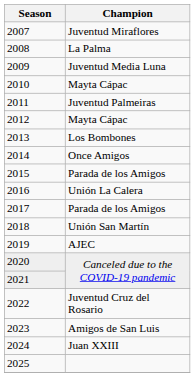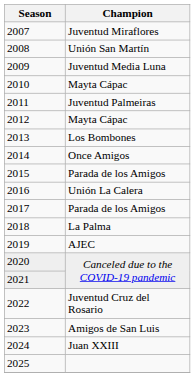(89, 48) La Palma -> (109, 48) Unión San Martín
(109, 226) Unión San Martín -> (89, 226) La Palma
